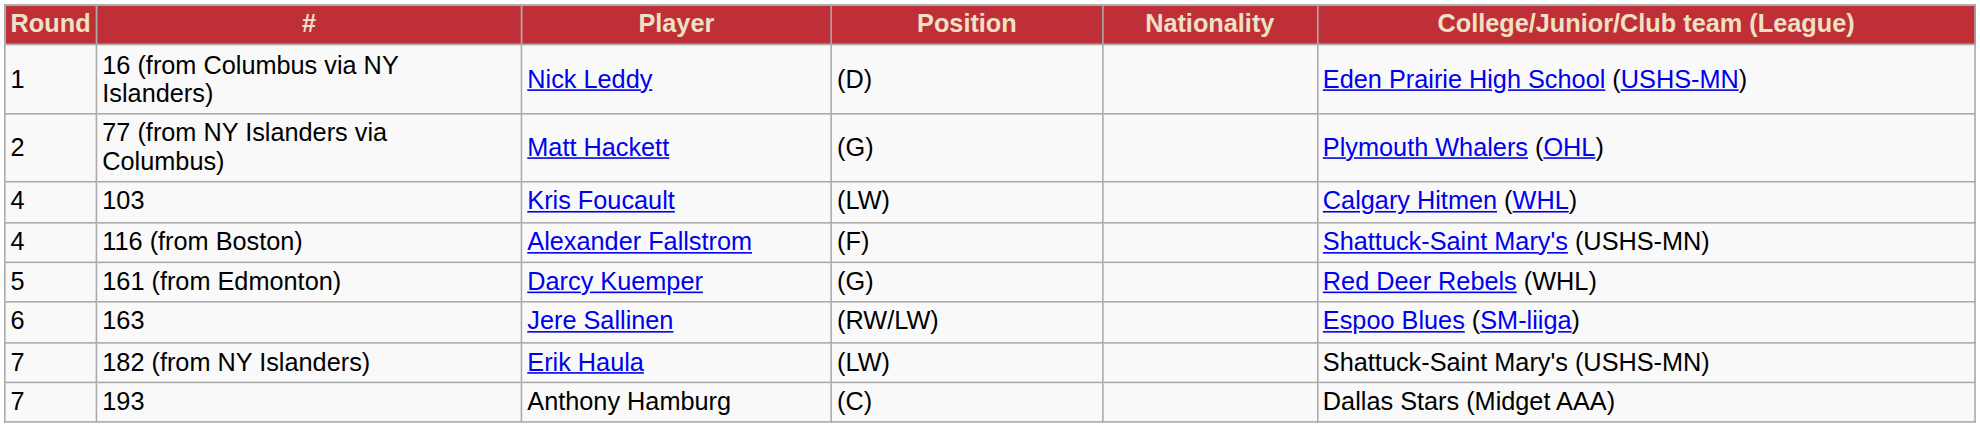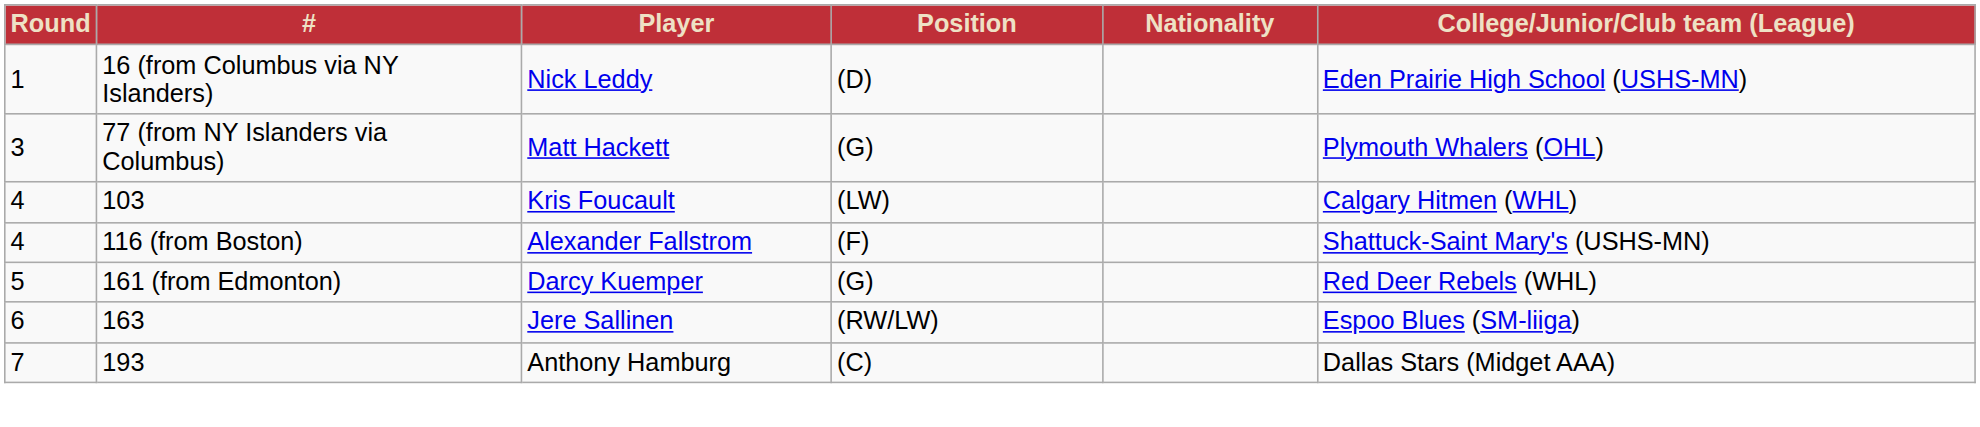(18, 147) 2 -> (18, 147) 3
- row: (236, 362)
